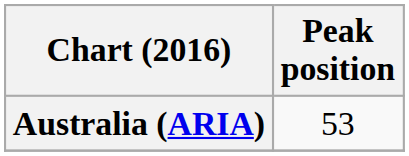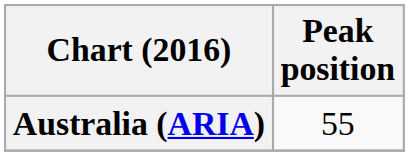(338, 122) 53 -> (338, 122) 55
